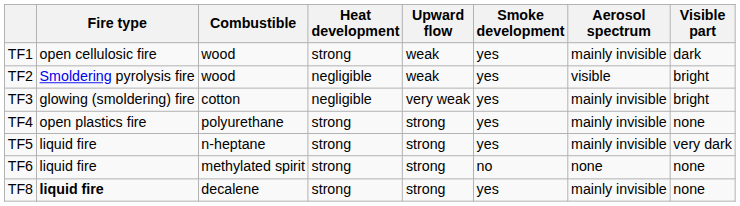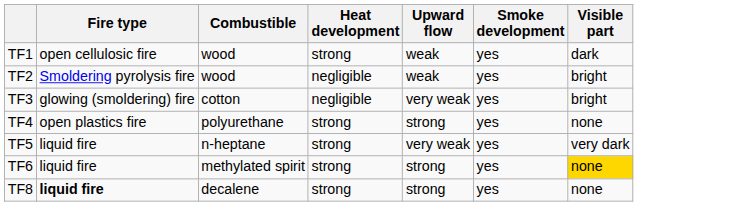- column: (619, 23)
(426, 144) strong -> (438, 144) very weak
(485, 167) no -> (488, 167) yes
(689, 167) no background -> (587, 167) gold background
